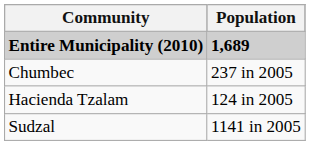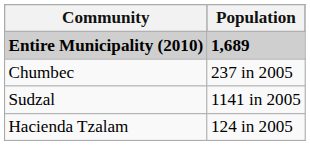rows swapped: (68, 99) <-> (32, 126)
